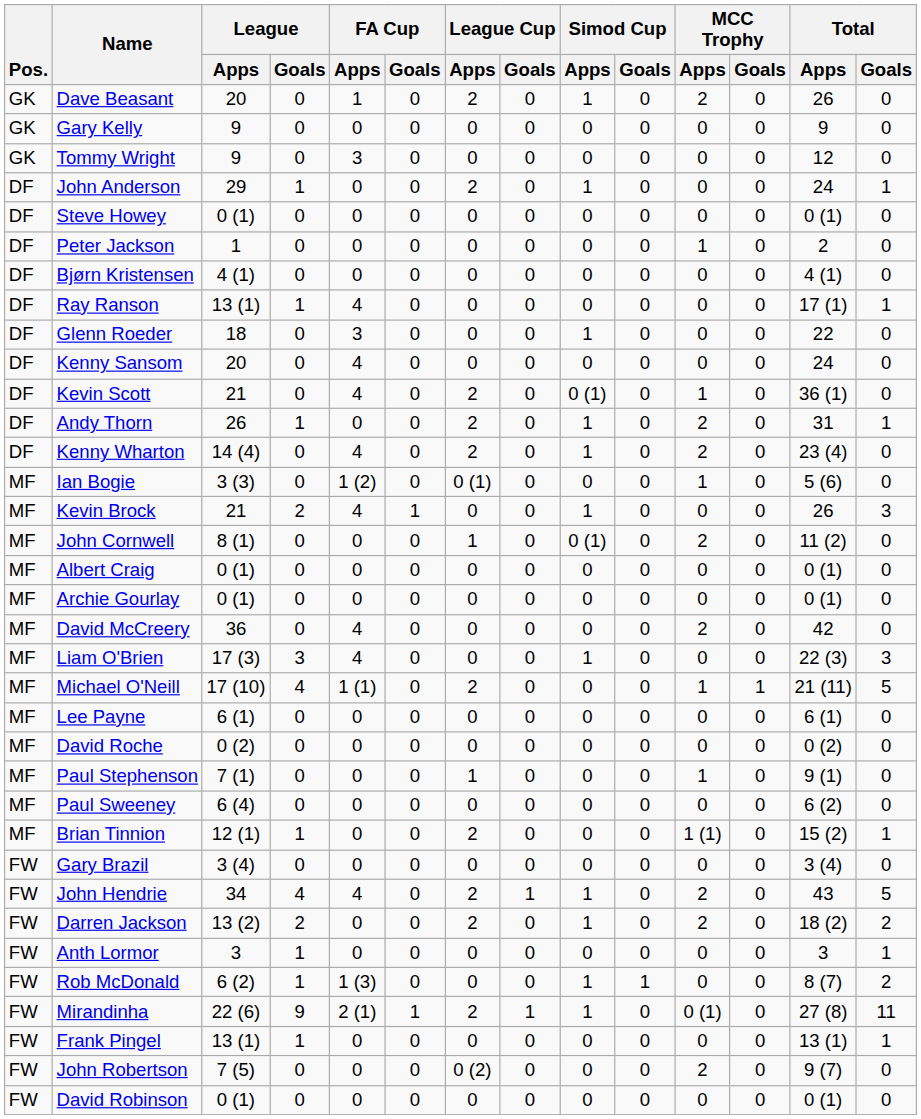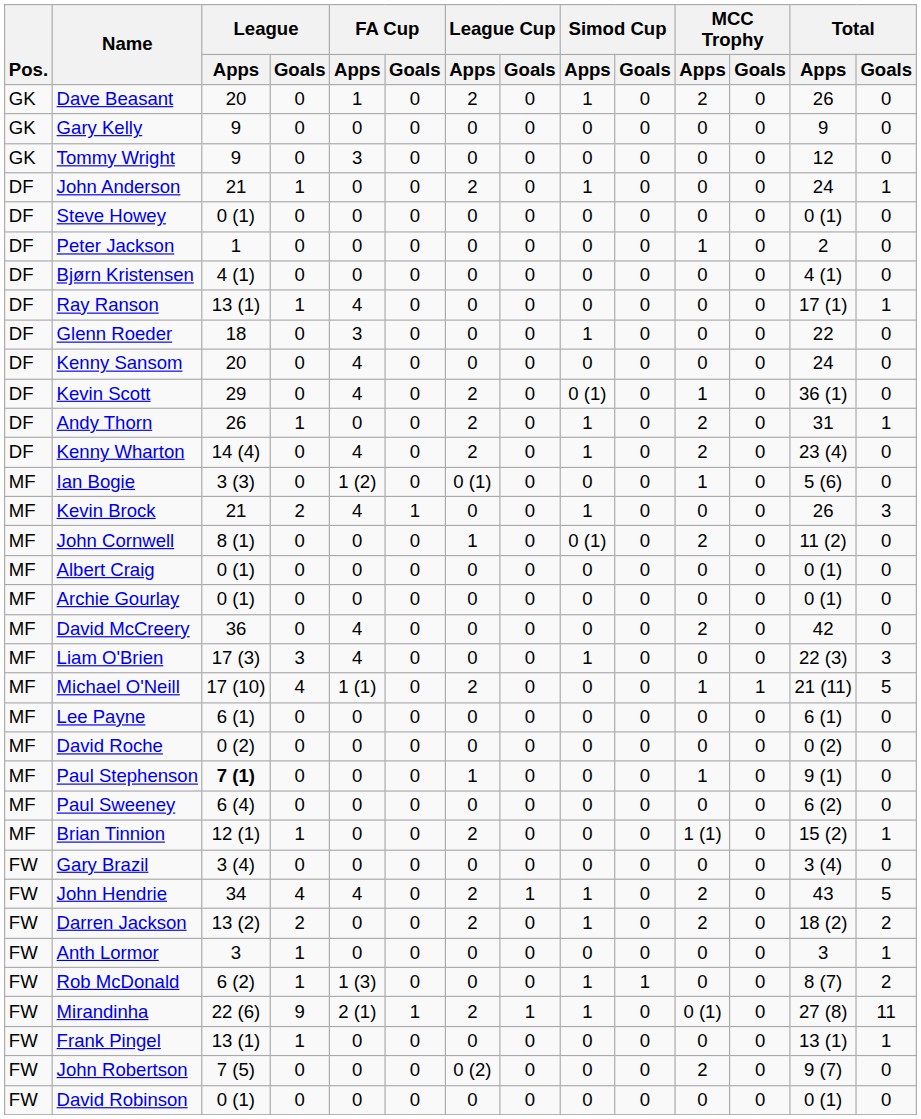(236, 187) 29 -> (236, 187) 21
(236, 393) 21 -> (236, 393) 29
(236, 775) normal -> (236, 775) bold
